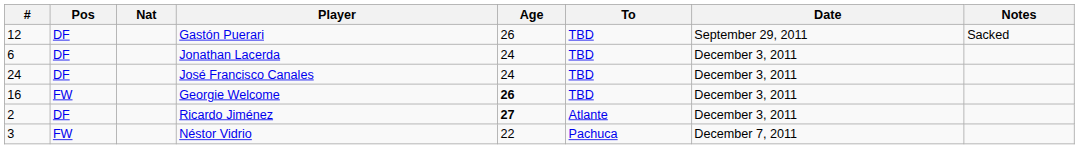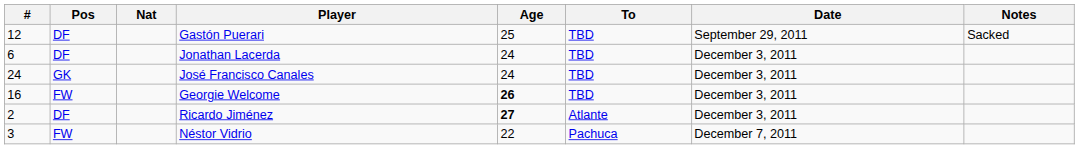(508, 35) 26 -> (508, 35) 25
(61, 75) DF -> (62, 75) GK
